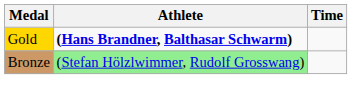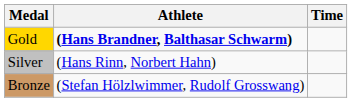+ row: (25, 62)
(180, 62) lightgreen background -> (180, 85) no background
